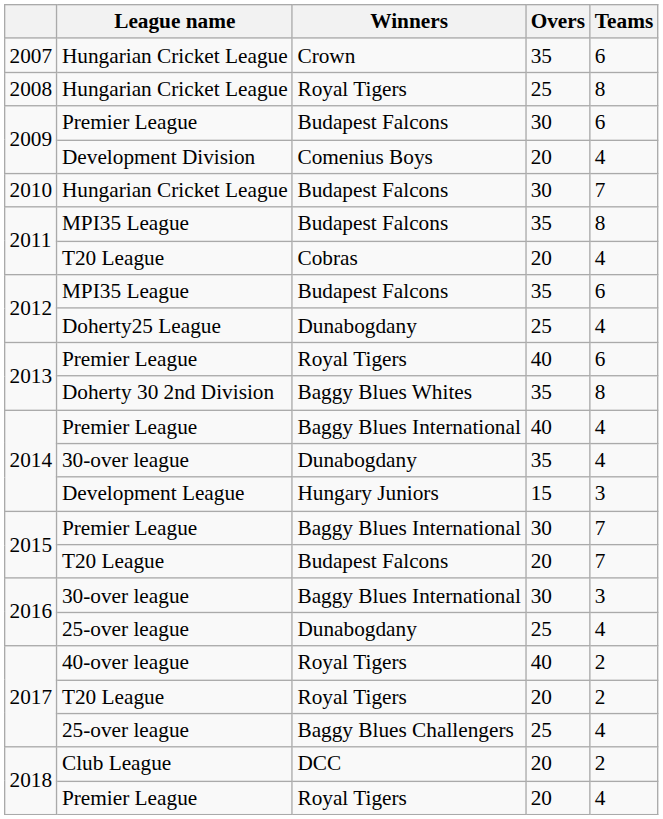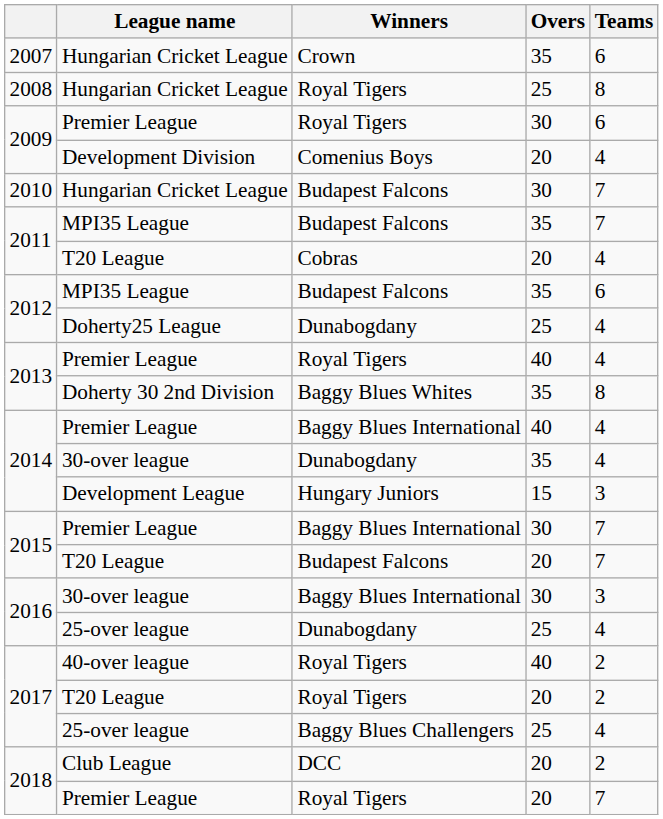(373, 122) Budapest Falcons -> (352, 122) Royal Tigers
(600, 223) 8 -> (600, 223) 7
(600, 358) 6 -> (600, 358) 4
(600, 797) 4 -> (600, 797) 7
